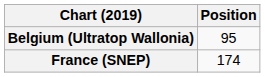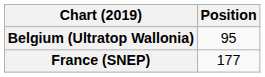(229, 60) 174 -> (229, 60) 177
